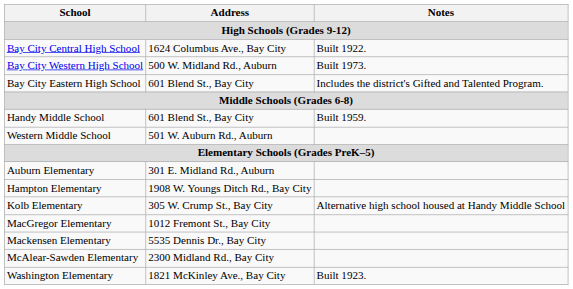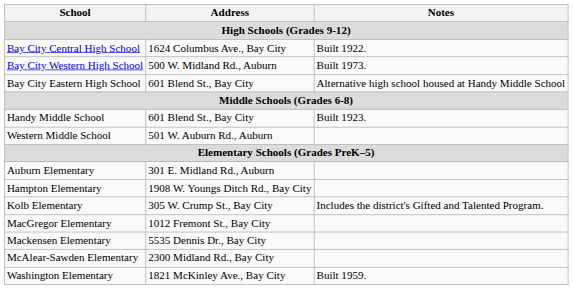(430, 83) Includes the district's Gifted and Talented Program. -> (441, 83) Alternative high school housed at Handy Middle School
(341, 118) Built 1959. -> (341, 118) Built 1923.
(441, 205) Alternative high school housed at Handy Middle School -> (430, 205) Includes the district's Gifted and Talented Program.
(341, 275) Built 1923. -> (341, 275) Built 1959.
